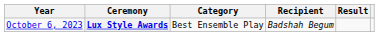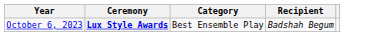- column: (353, 11)
